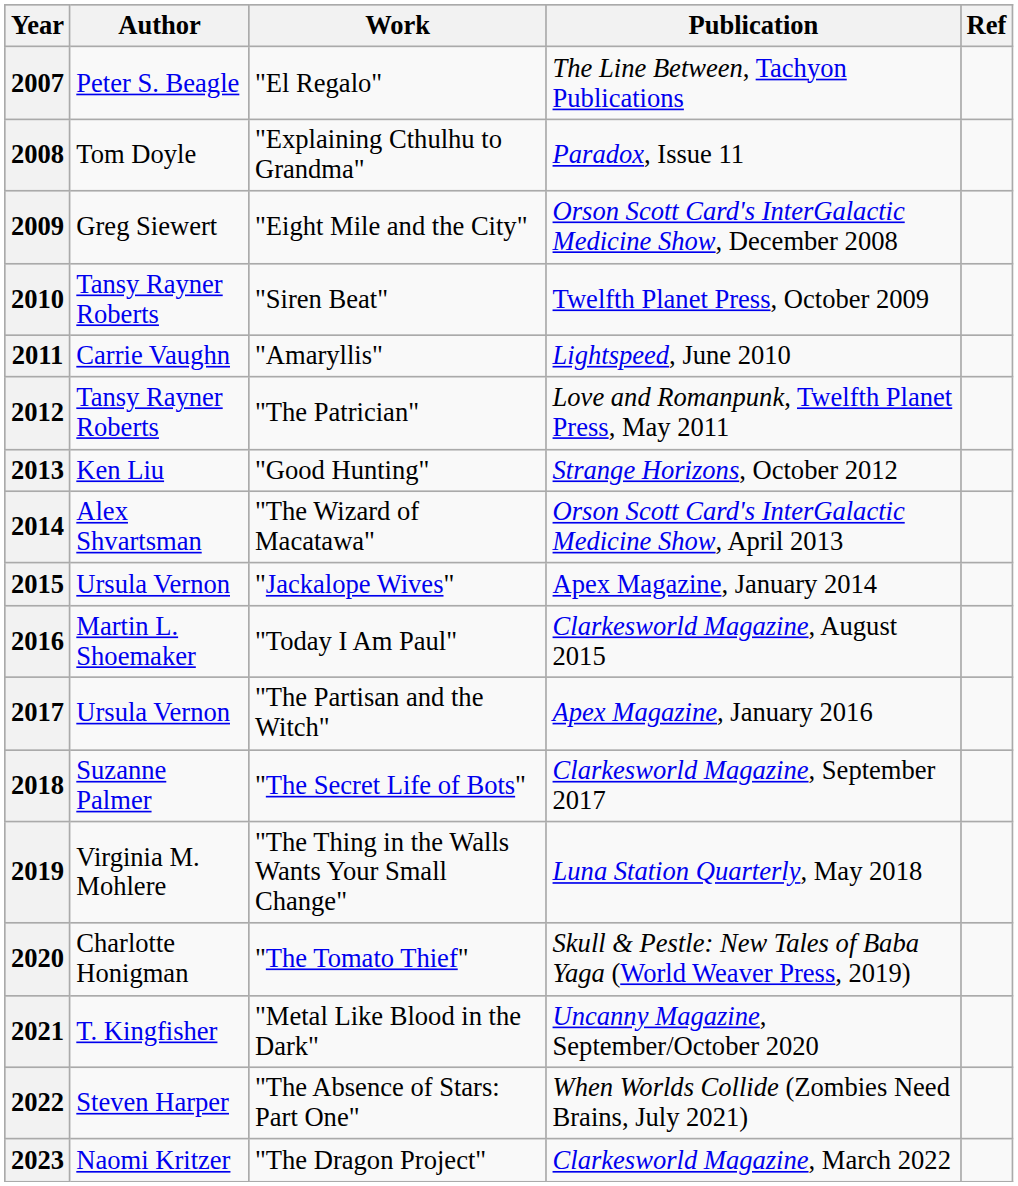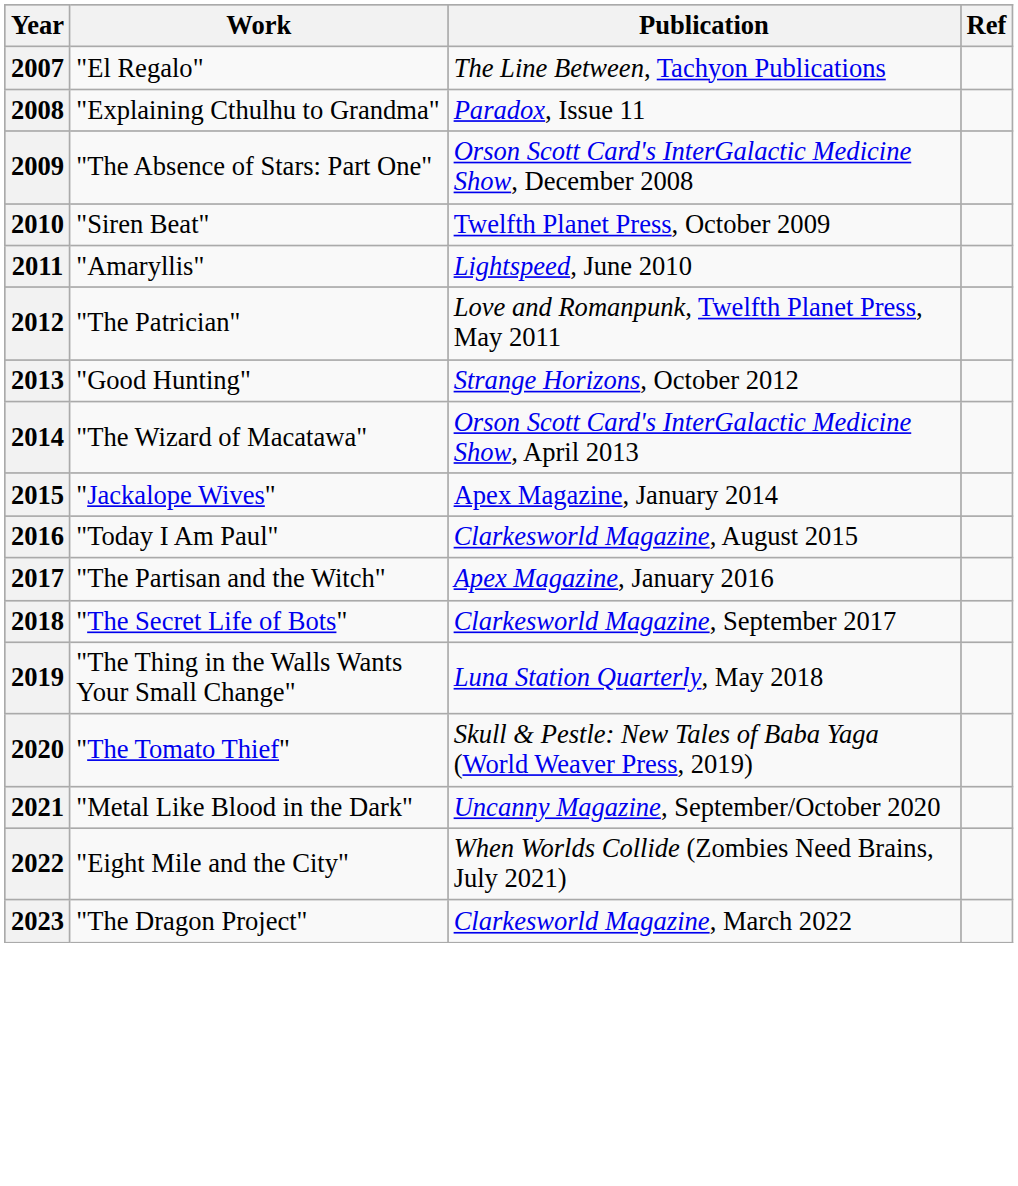- column: (160, 25)
(391, 226) "Eight Mile and the City" -> (254, 166) "The Absence of Stars: Part One"
(377, 1102) "The Absence of Stars: Part One" -> (213, 863) "Eight Mile and the City"
